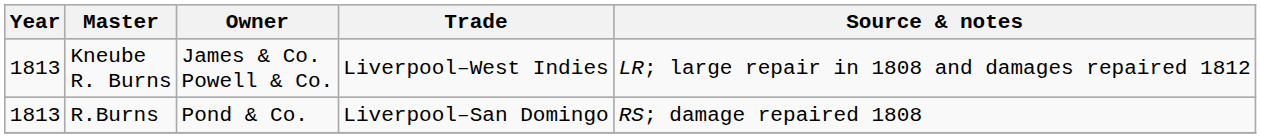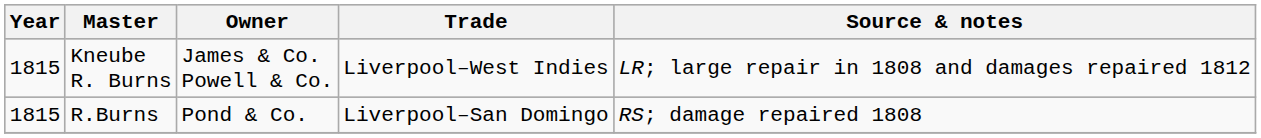(35, 68) 1813 -> (35, 68) 1815
(35, 115) 1813 -> (35, 115) 1815
